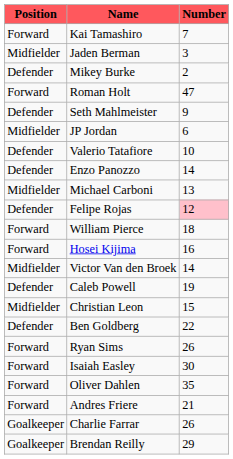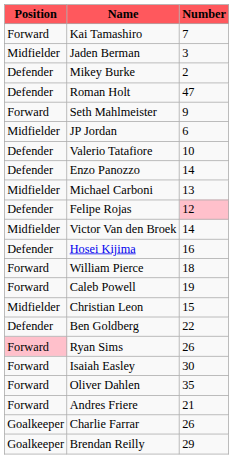(28, 92) Forward -> (30, 92) Defender
(30, 111) Defender -> (28, 111) Forward
rows swapped: (123, 268) <-> (107, 229)
(28, 248) Forward -> (30, 248) Defender
(30, 287) Defender -> (28, 287) Forward
(28, 346) no background -> (28, 346) pink background
